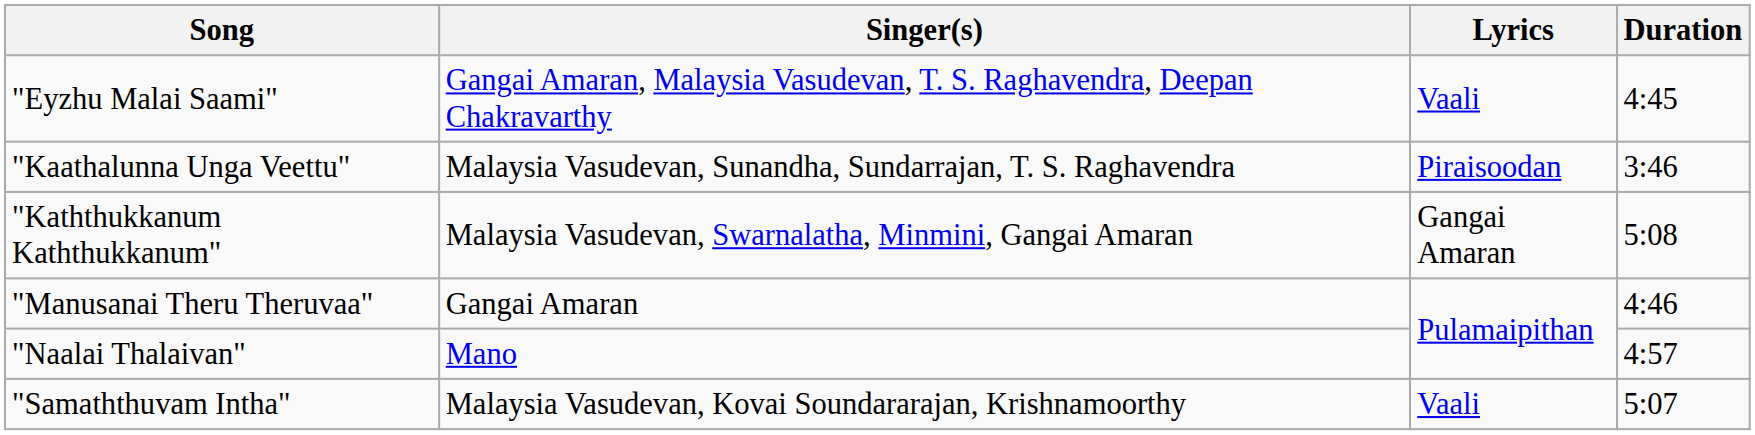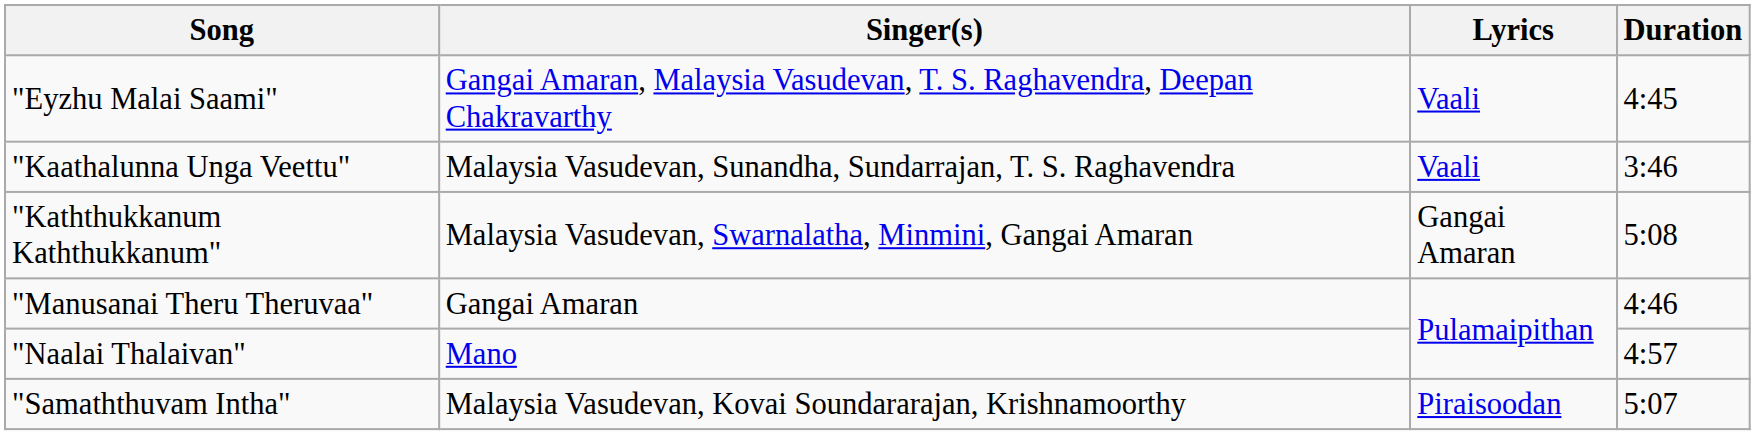(1489, 166) Piraisoodan -> (1449, 166) Vaali
(1449, 404) Vaali -> (1489, 404) Piraisoodan
